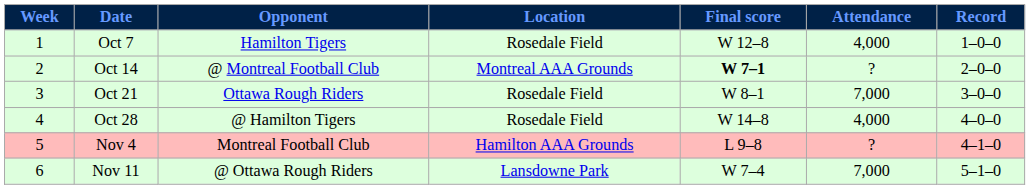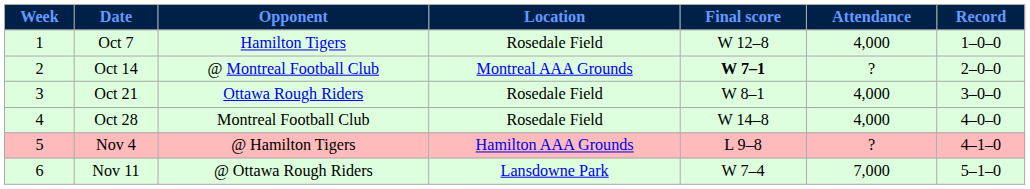(872, 94) 7,000 -> (872, 94) 4,000
(293, 119) @ Hamilton Tigers -> (293, 119) Montreal Football Club
(293, 145) Montreal Football Club -> (293, 145) @ Hamilton Tigers
